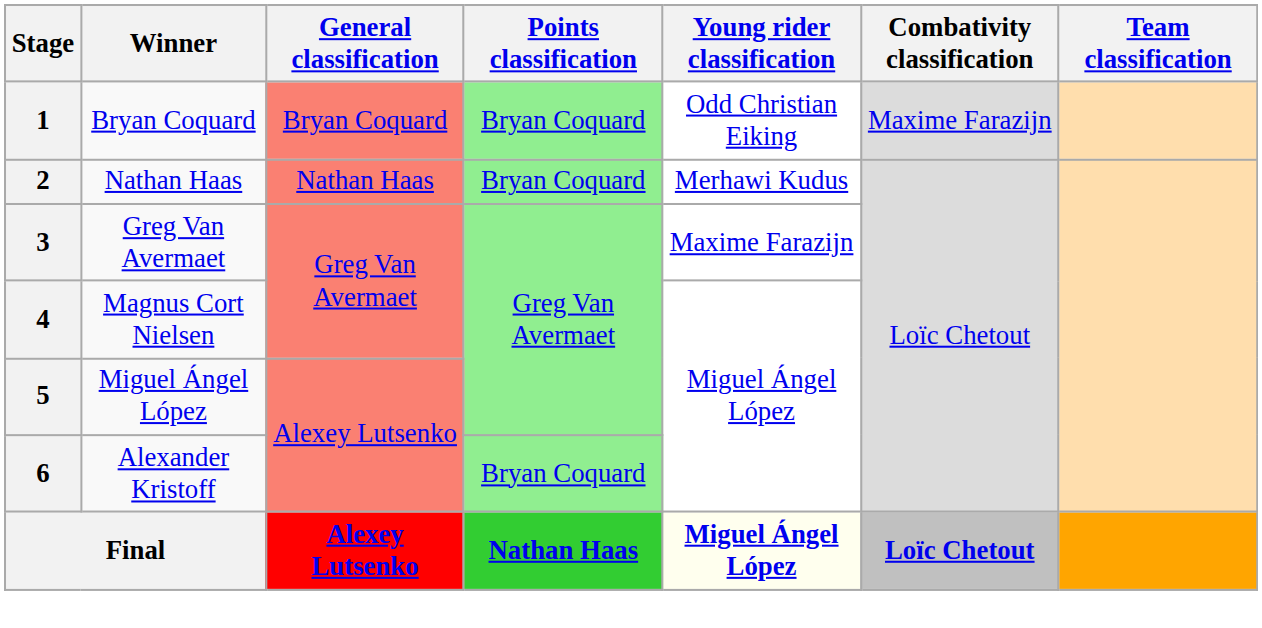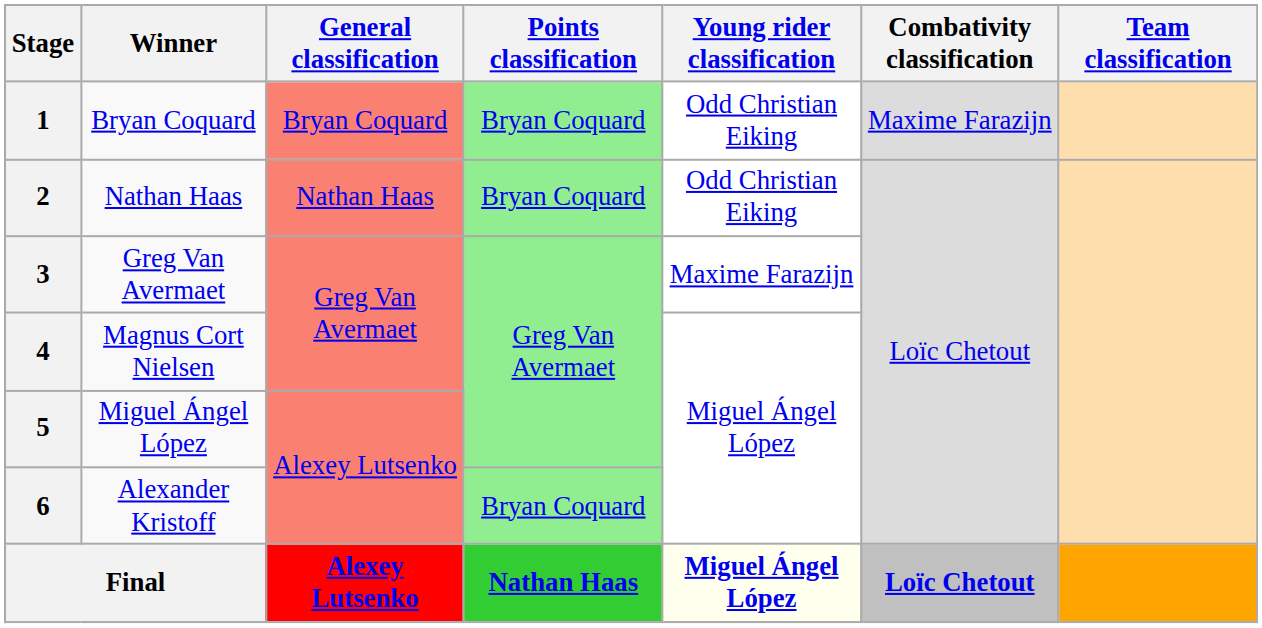(762, 181) Merhawi Kudus -> (762, 197) Odd Christian Eiking
